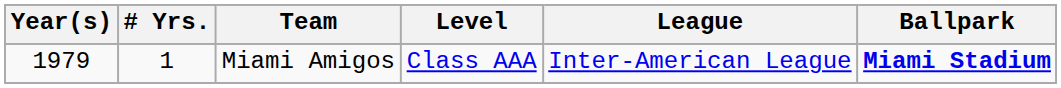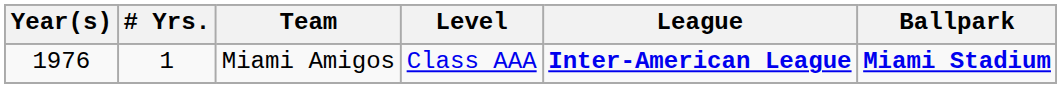(61, 64) 1979 -> (61, 64) 1976
(700, 64) normal -> (700, 64) bold
